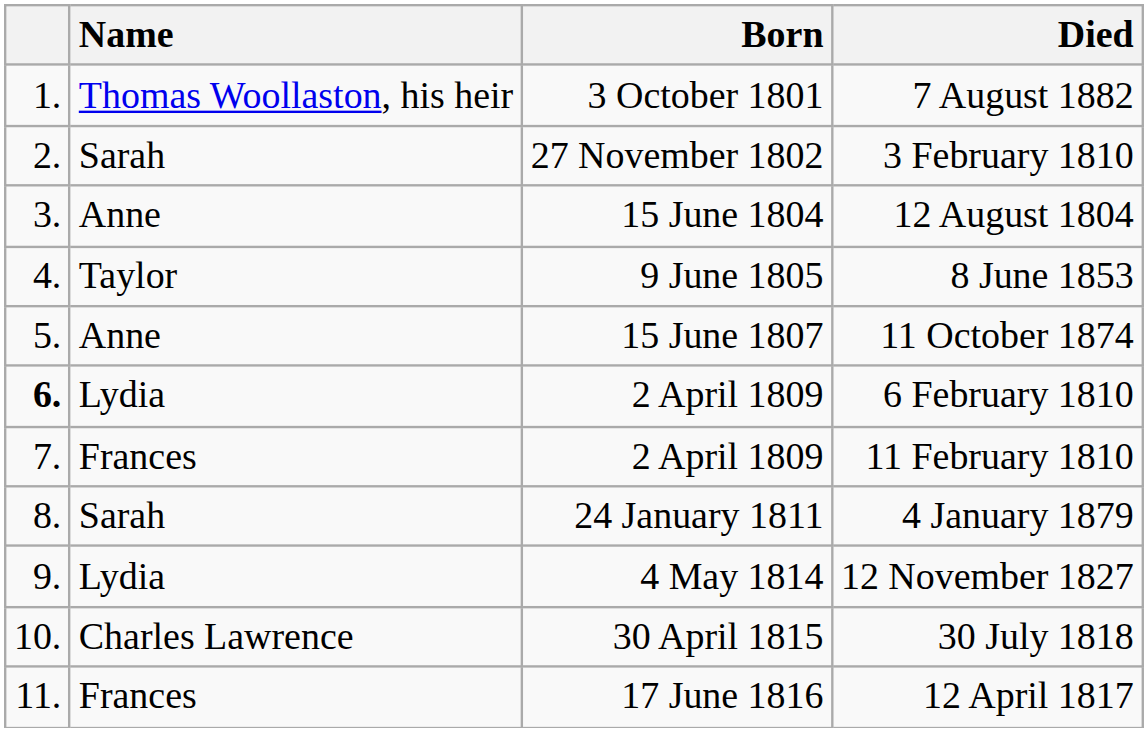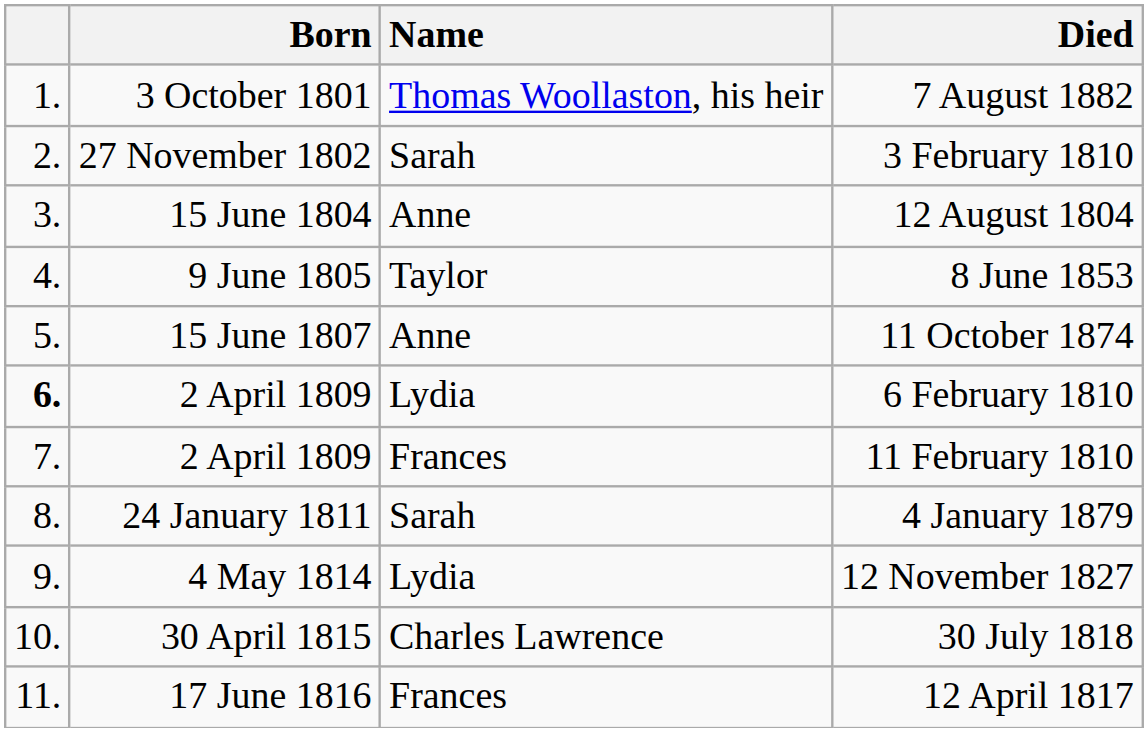columns swapped: (126, 34) <-> (782, 34)
